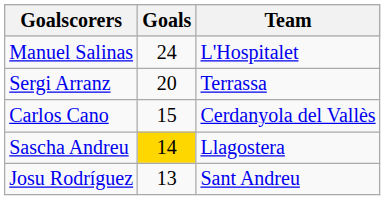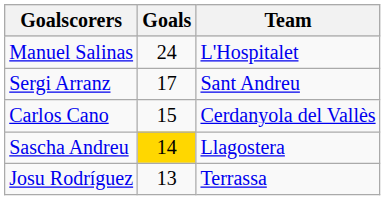(167, 83) 20 -> (167, 83) 17
(234, 83) Terrassa -> (250, 83) Sant Andreu
(250, 178) Sant Andreu -> (234, 178) Terrassa
